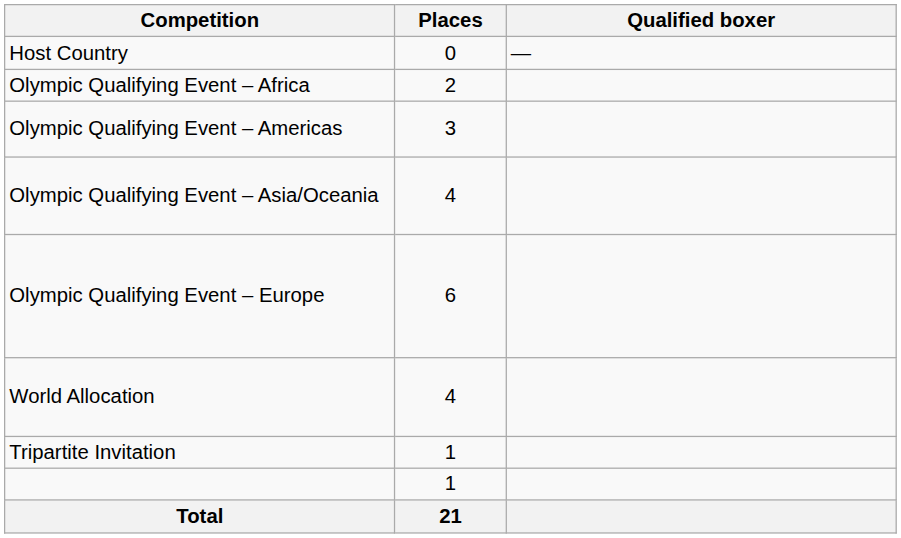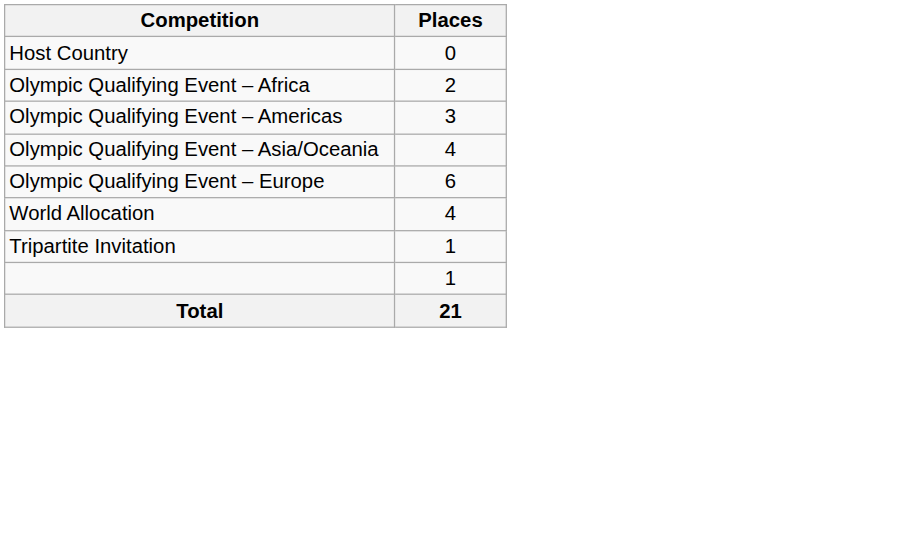- column: (701, 20)
